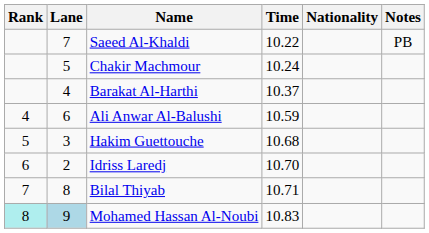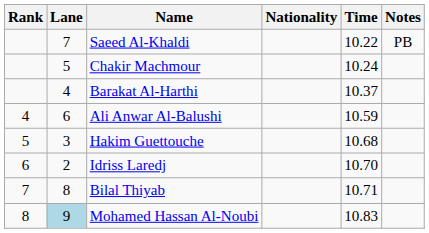columns swapped: (342, 17) <-> (282, 17)
(26, 215) paleturquoise background -> (26, 215) no background
